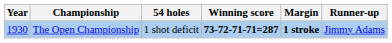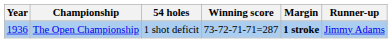(17, 29) 1930 -> (17, 29) 1936
(241, 29) bold -> (241, 29) normal
